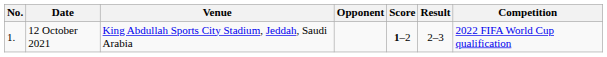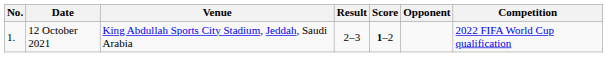columns swapped: (360, 13) <-> (435, 13)
